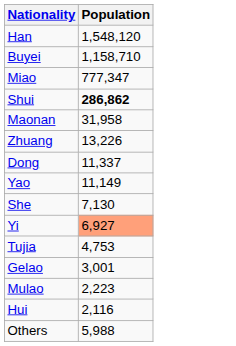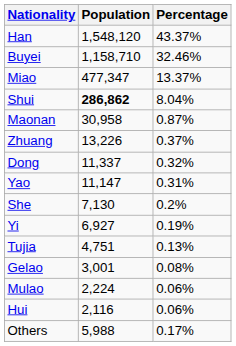+ column: (192, 15)
(105, 78) 777,347 -> (105, 78) 477,347
(102, 120) 31,958 -> (102, 120) 30,958
(101, 183) 11,149 -> (101, 183) 11,147
(98, 225) lightsalmon background -> (98, 225) no background
(98, 246) 4,753 -> (98, 246) 4,751
(98, 288) 2,223 -> (98, 288) 2,224
